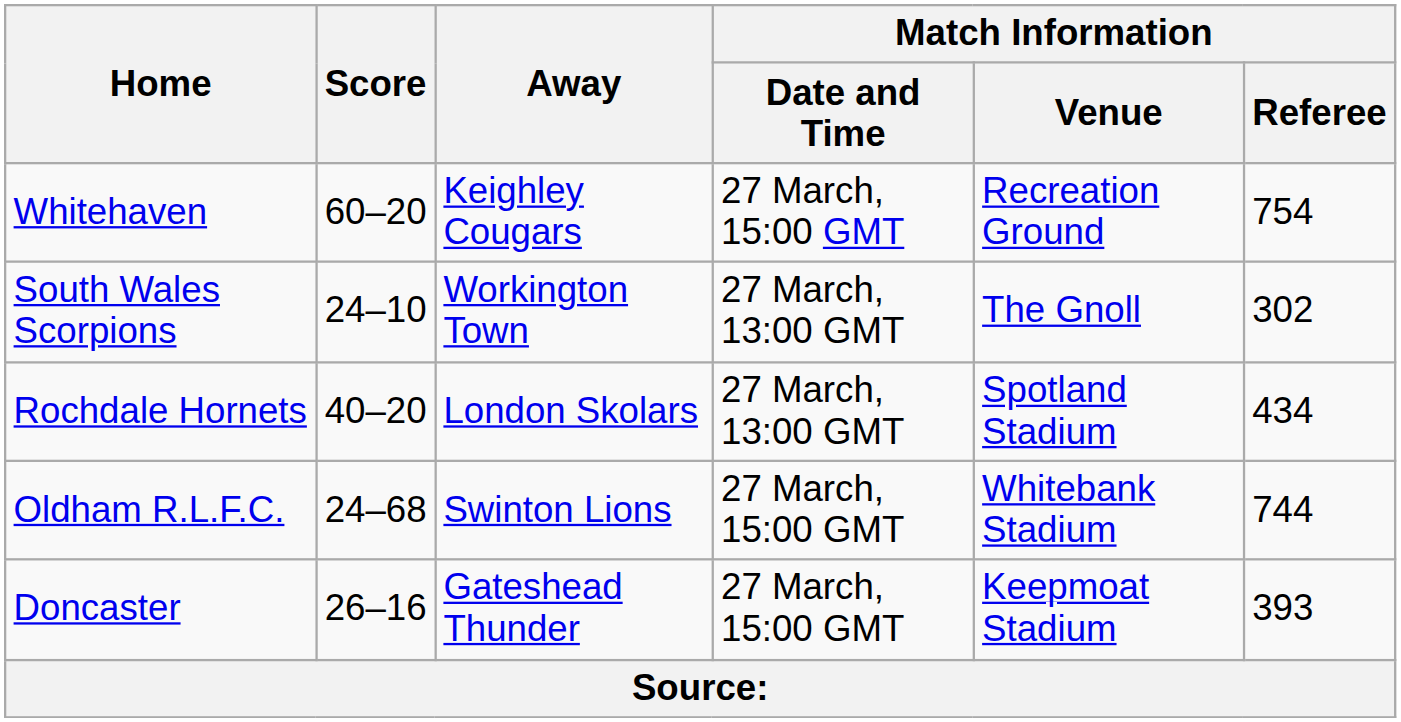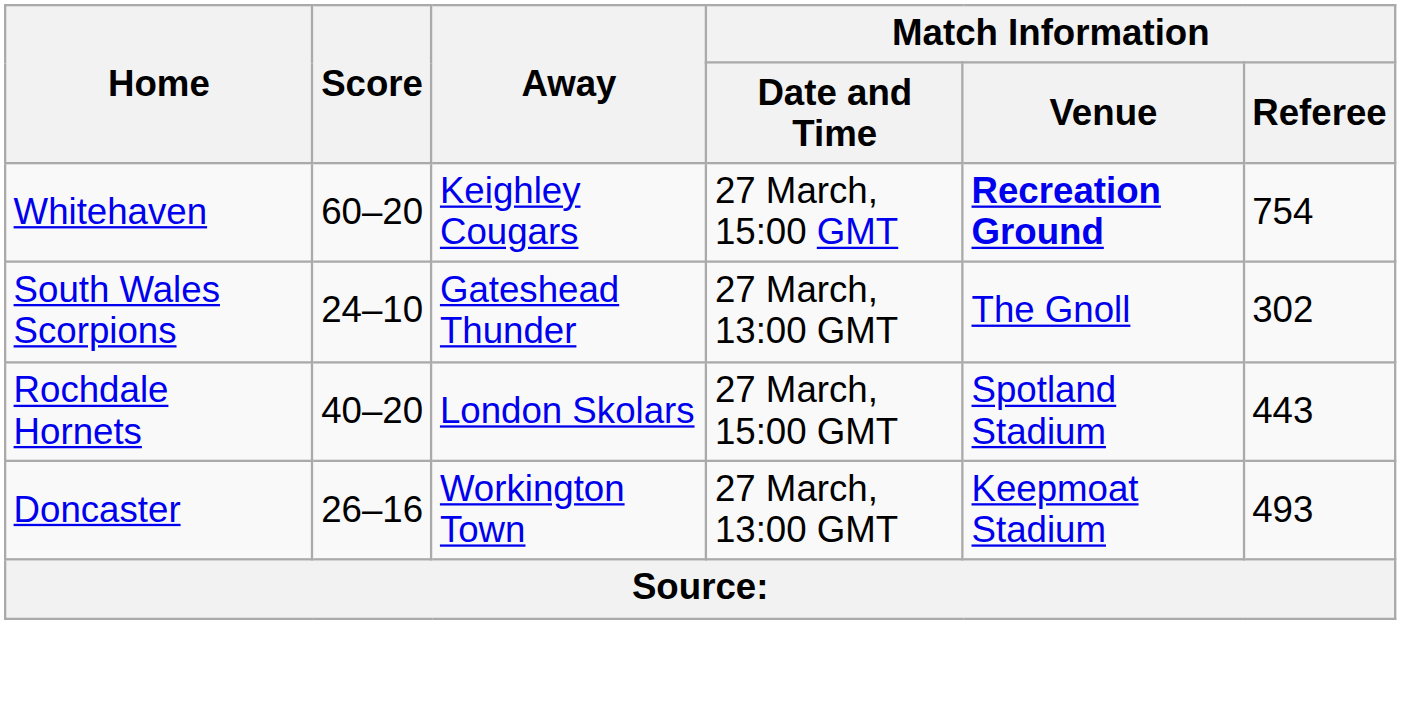(1071, 211) normal -> (1066, 211) bold
(536, 310) Workington Town -> (530, 310) Gateshead Thunder
(813, 410) 27 March, 13:00 GMT -> (807, 410) 27 March, 15:00 GMT
(1283, 410) 434 -> (1283, 410) 443
- row: (149, 509)
(533, 608) Gateshead Thunder -> (532, 509) Workington Town
(813, 608) 27 March, 15:00 GMT -> (807, 509) 27 March, 13:00 GMT
(1283, 608) 393 -> (1283, 509) 493
